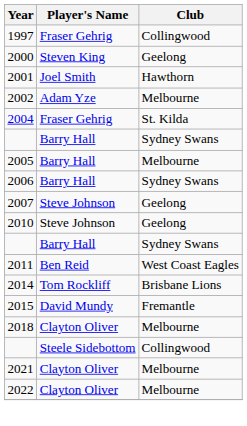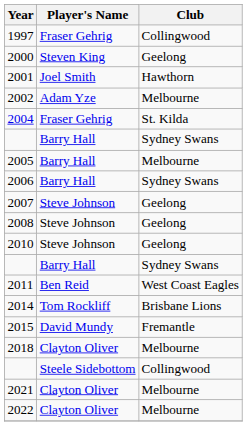+ row: (21, 222)
